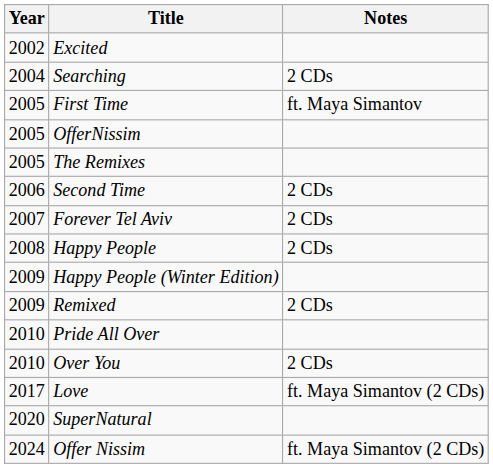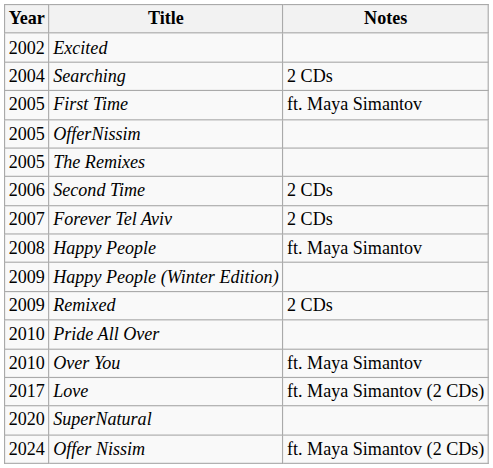(310, 248) 2 CDs -> (355, 248) ft. Maya Simantov
(310, 362) 2 CDs -> (355, 362) ft. Maya Simantov
